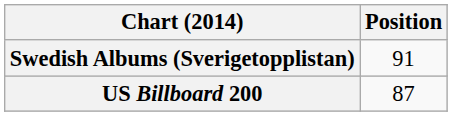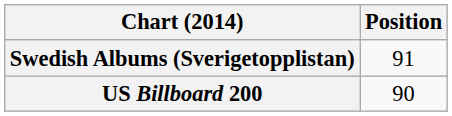(404, 93) 87 -> (404, 93) 90
